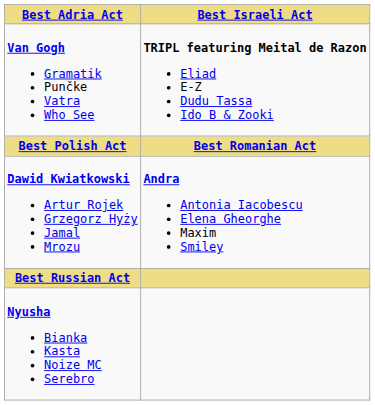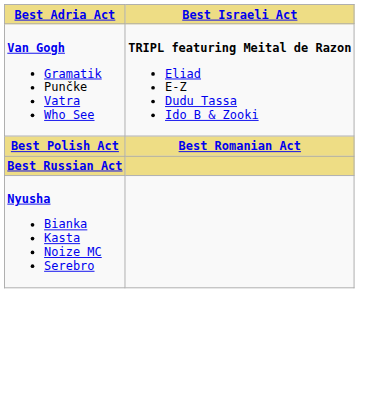- row: (73, 213)
